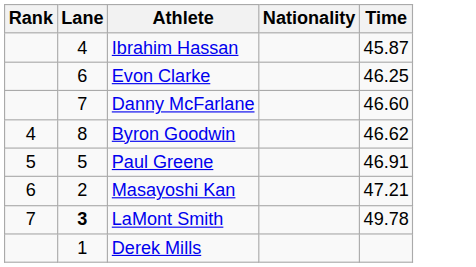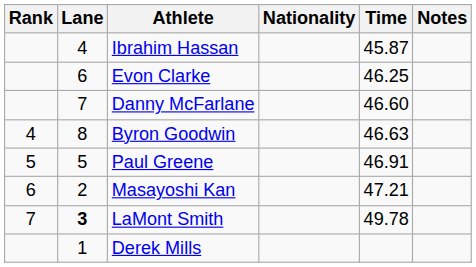+ column: (442, 18)
(386, 133) 46.62 -> (386, 133) 46.63
